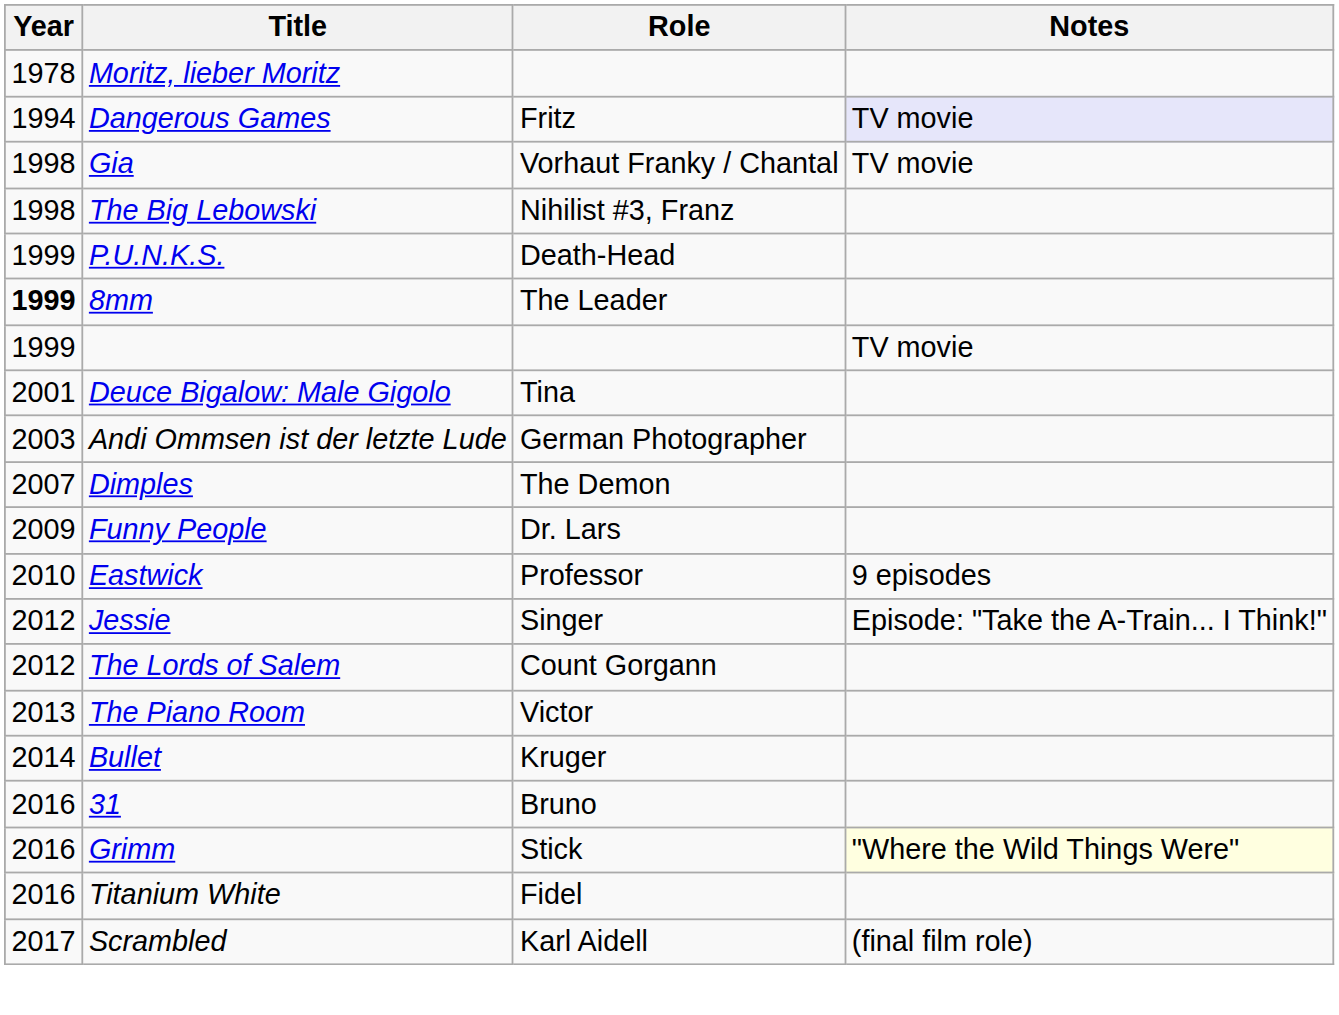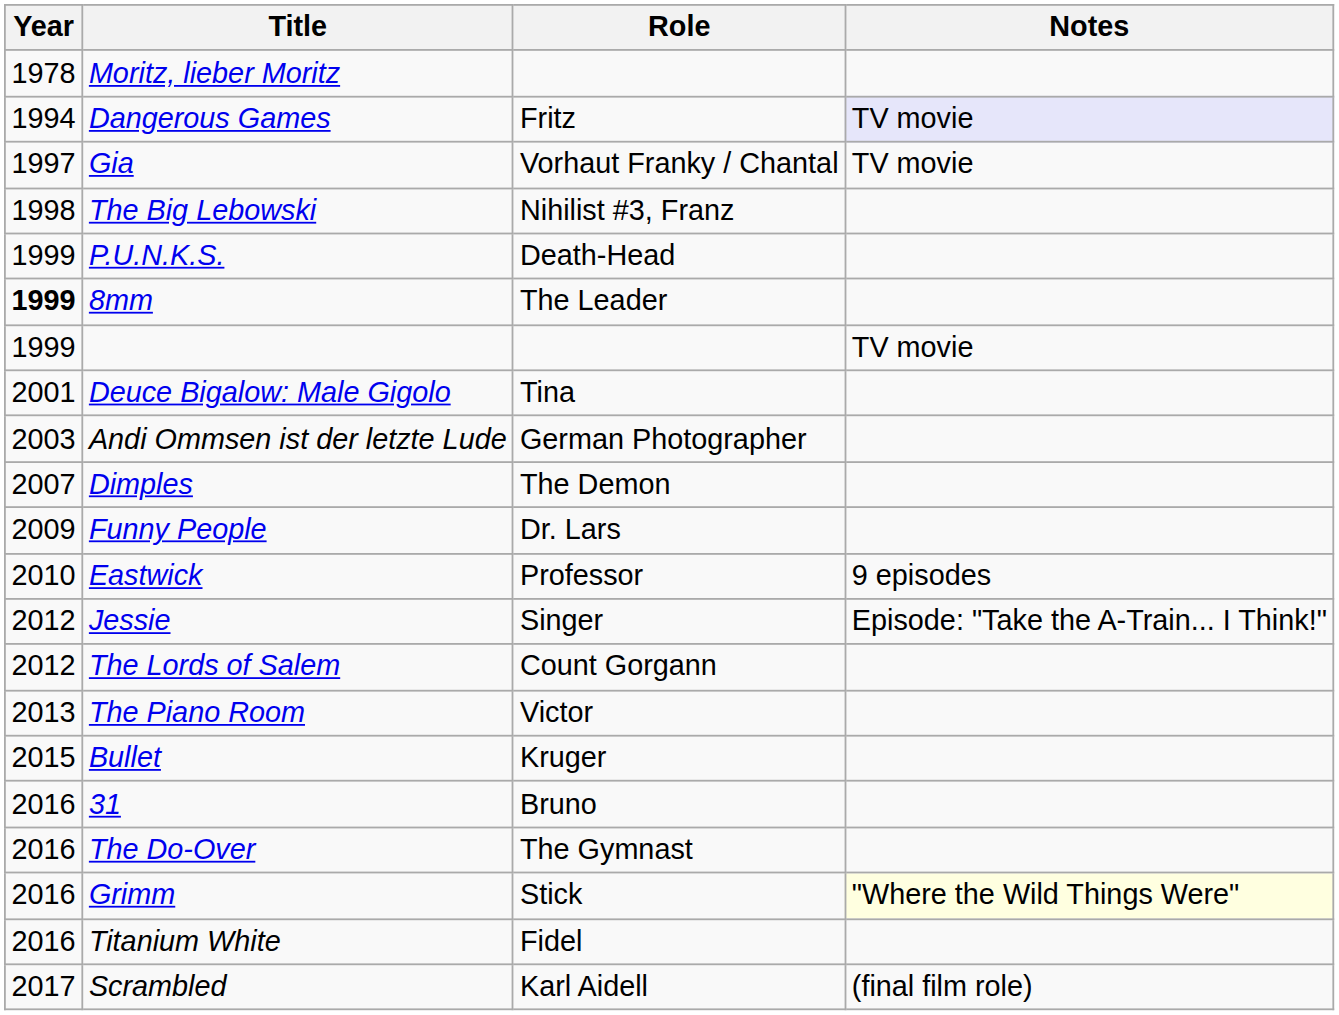(44, 164) 1998 -> (44, 164) 1997
(44, 758) 2014 -> (44, 758) 2015
+ row: (172, 849)
